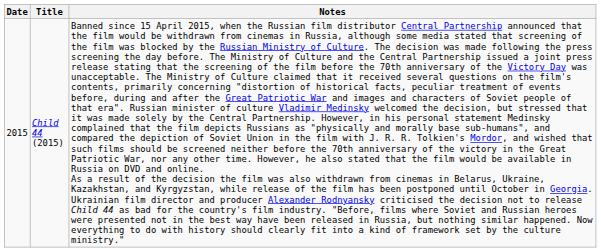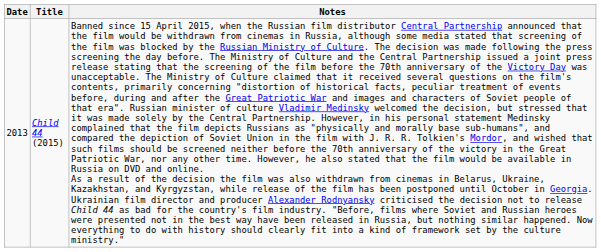(17, 133) 2015 -> (17, 133) 2013
